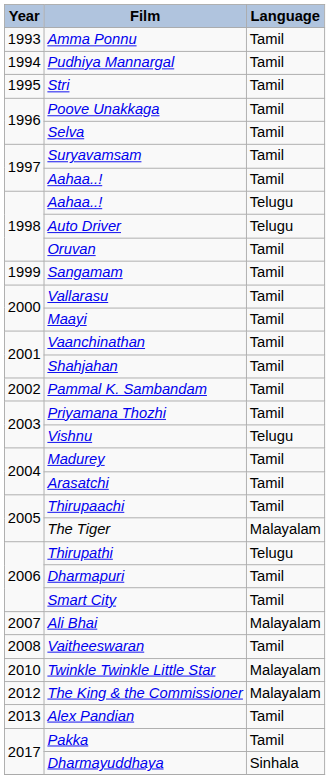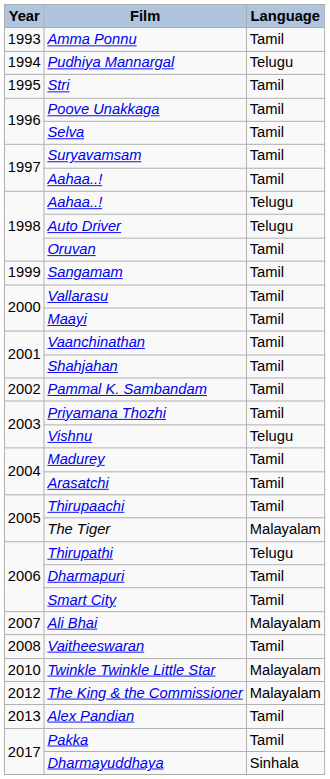(267, 62) Tamil -> (271, 62) Telugu
